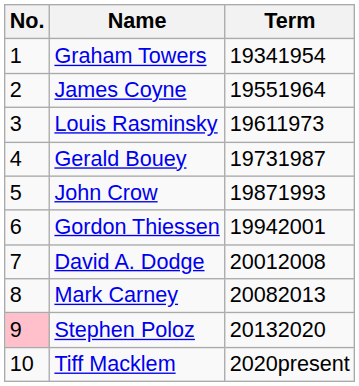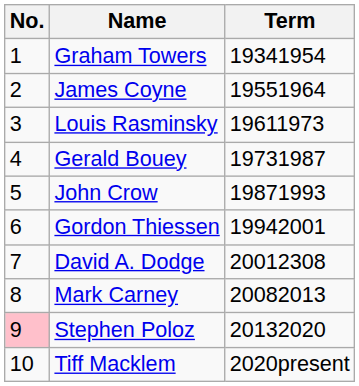(278, 261) 20012008 -> (278, 261) 20012308
